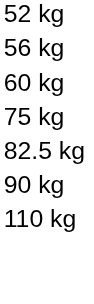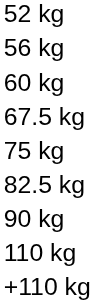+ row: (44, 116)
+ row: (47, 287)
